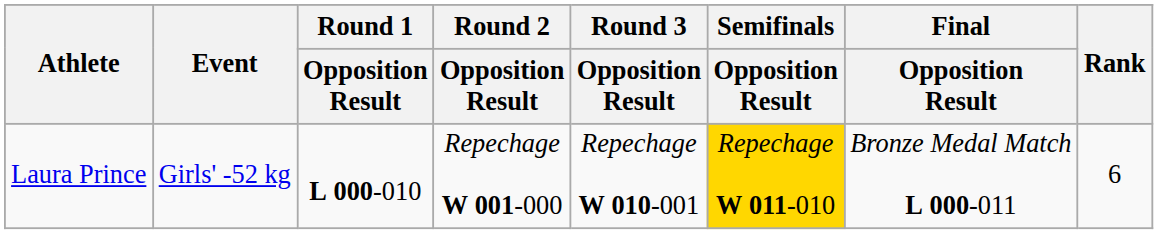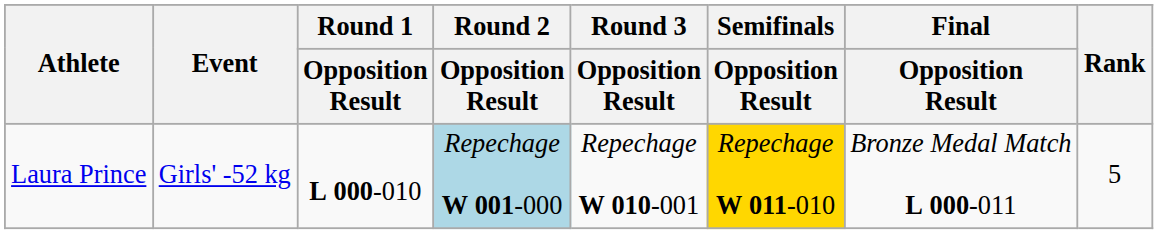(502, 175) no background -> (502, 175) lightblue background
(1115, 175) 6 -> (1115, 175) 5
